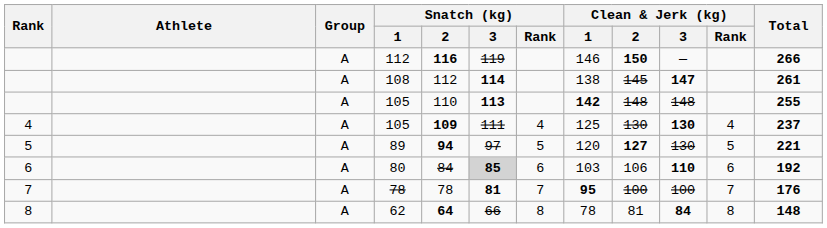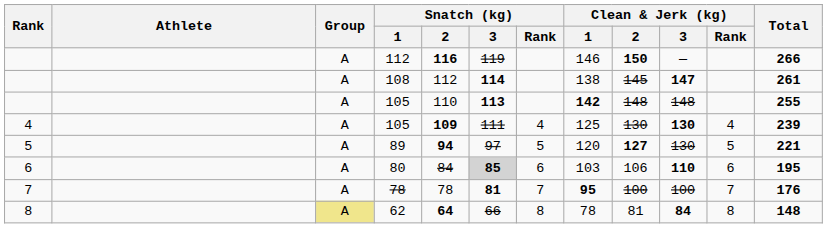(789, 125) 237 -> (789, 125) 239
(789, 168) 192 -> (789, 168) 195
(345, 212) no background -> (345, 212) khaki background
